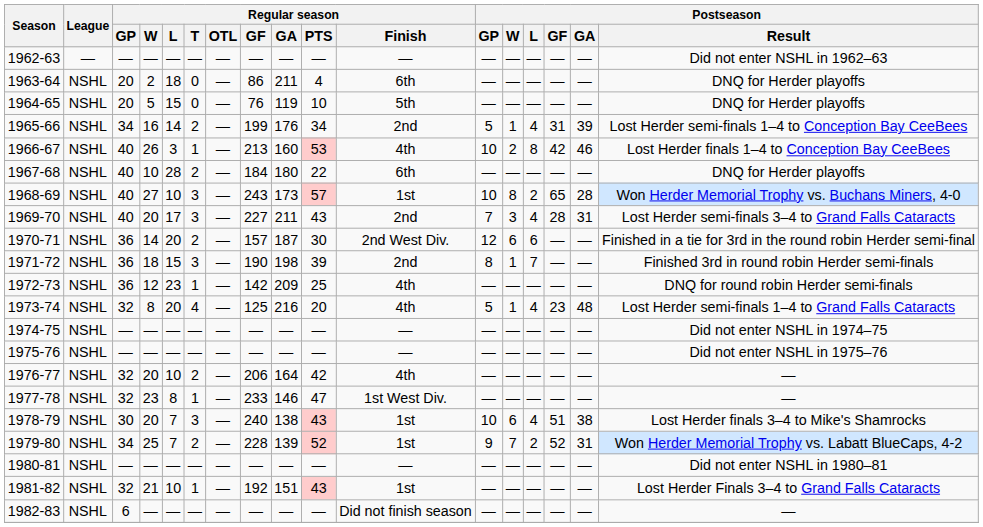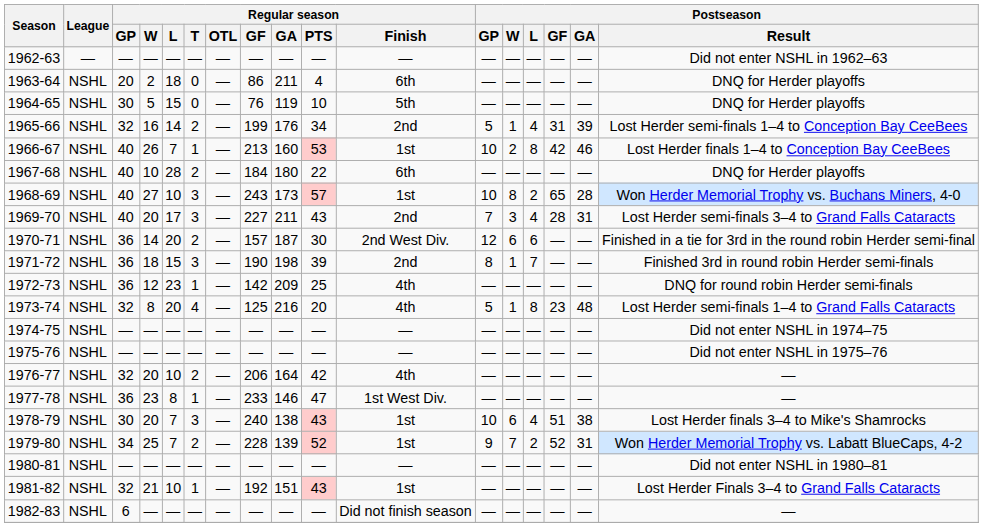(126, 104) 20 -> (126, 104) 30
(126, 126) 34 -> (126, 126) 32
(173, 149) 3 -> (173, 149) 7
(405, 149) 4th -> (405, 149) 1st
(534, 307) 4 -> (534, 307) 8
(126, 398) 32 -> (126, 398) 36
